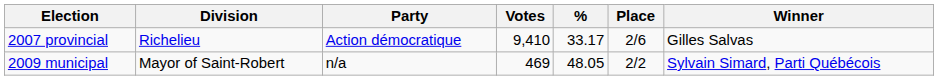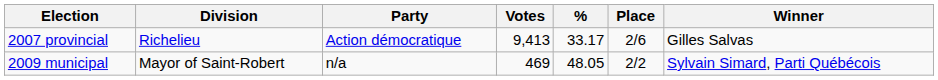(532, 39) 9,410 -> (532, 39) 9,413
